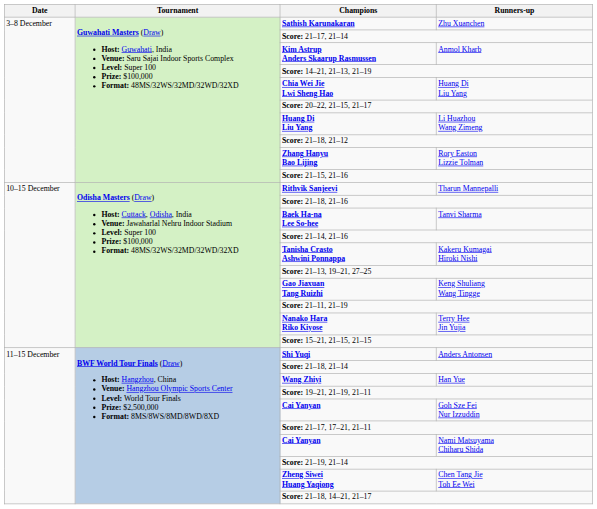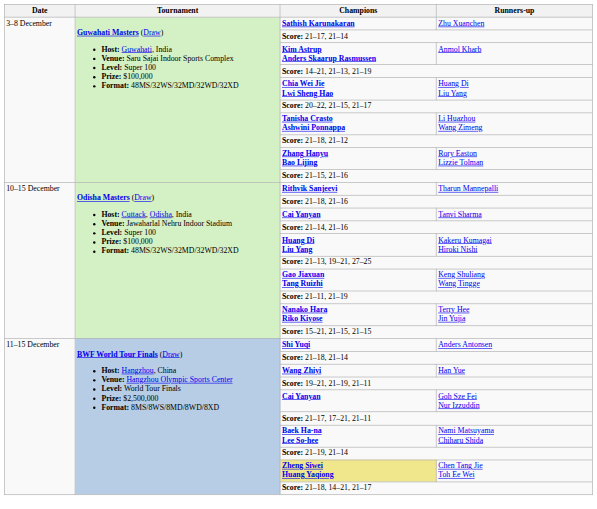(298, 123) Huang Di Liu Yang -> (314, 123) Tanisha Crasto Ashwini Ponnappa
(302, 219) Baek Ha-na Lee So-hee -> (301, 214) Cai Yanyan
(314, 254) Tanisha Crasto Ashwini Ponnappa -> (298, 244) Huang Di Liu Yang
(301, 440) Cai Yanyan -> (302, 435) Baek Ha-na Lee So-hee
(308, 479) no background -> (308, 470) khaki background
